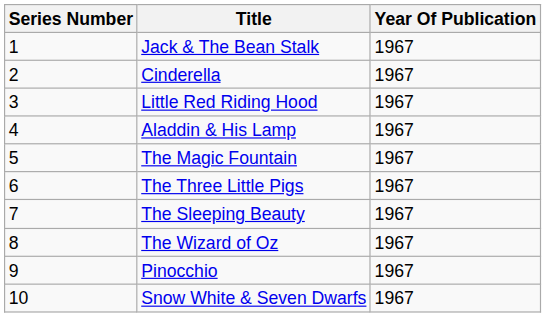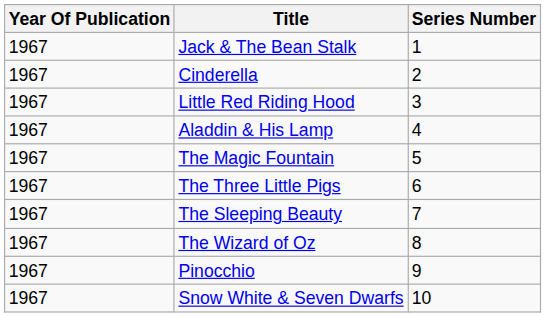columns swapped: (71, 19) <-> (455, 19)
